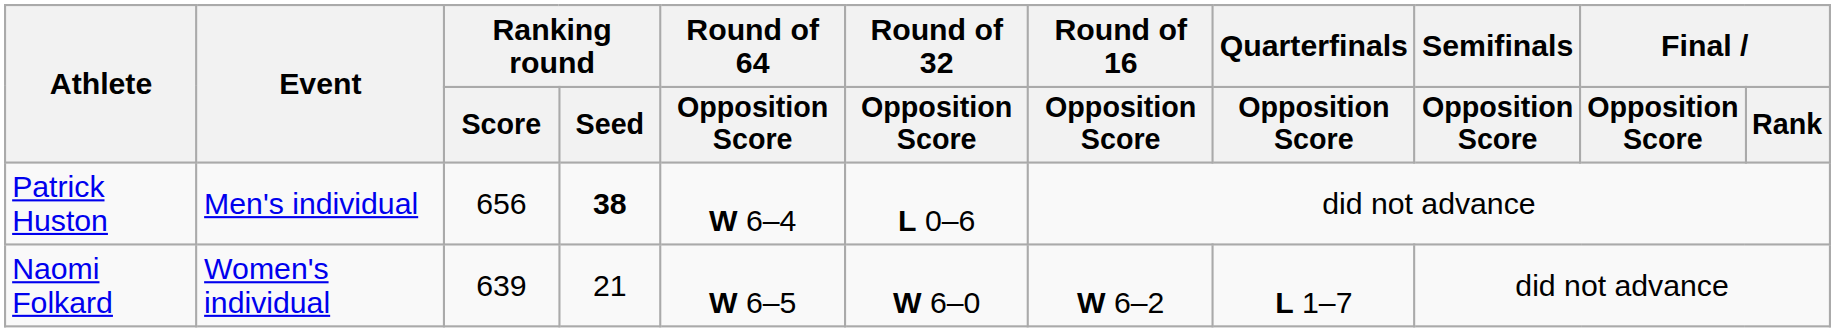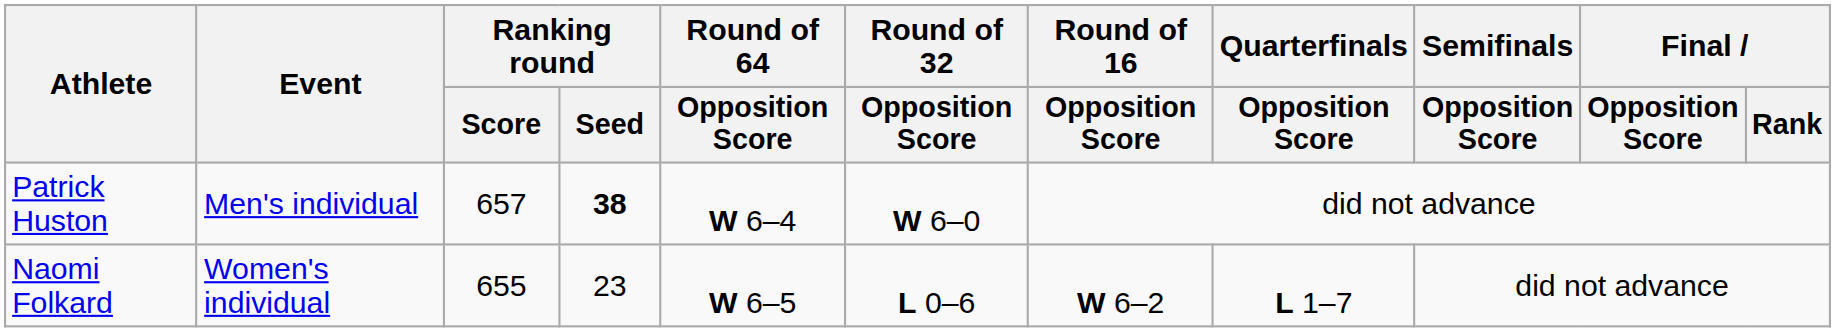(501, 204) 656 -> (501, 204) 657
(937, 221) L 0–6 -> (937, 221) W 6–0
(501, 285) 639 -> (501, 285) 655
(610, 285) 21 -> (610, 285) 23
(937, 302) W 6–0 -> (937, 302) L 0–6
